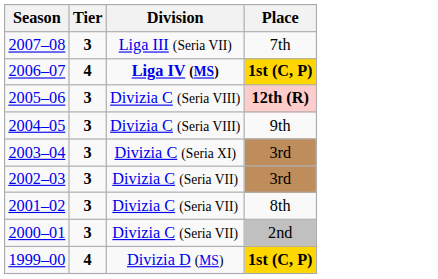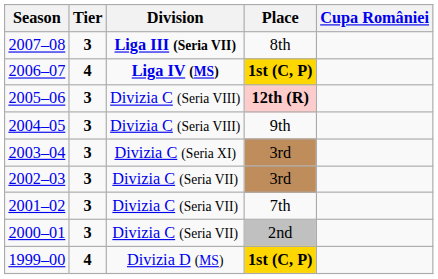+ column: (375, 18)
(175, 45) normal -> (175, 45) bold
(280, 45) 7th -> (280, 45) 8th
(280, 206) 8th -> (280, 206) 7th
